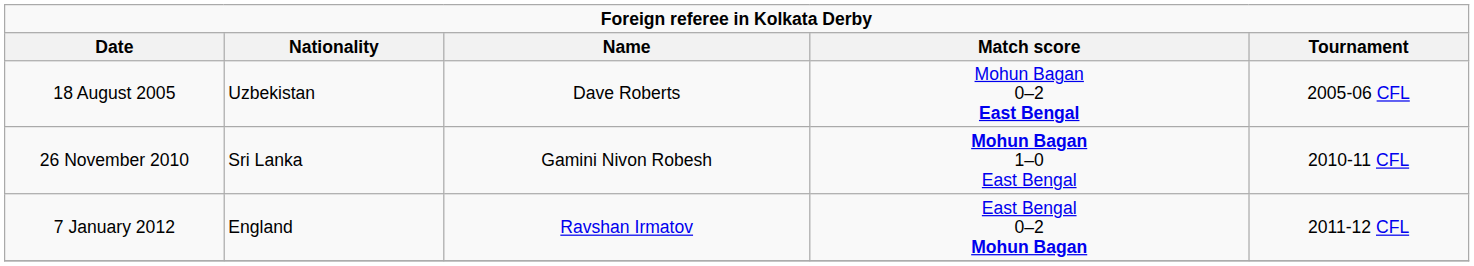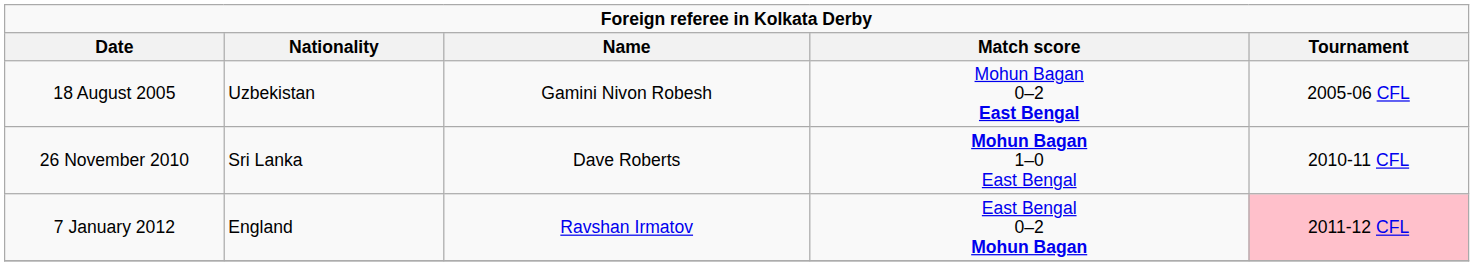(627, 94) Dave Roberts -> (627, 94) Gamini Nivon Robesh
(627, 161) Gamini Nivon Robesh -> (627, 161) Dave Roberts
(1359, 227) no background -> (1359, 227) pink background
